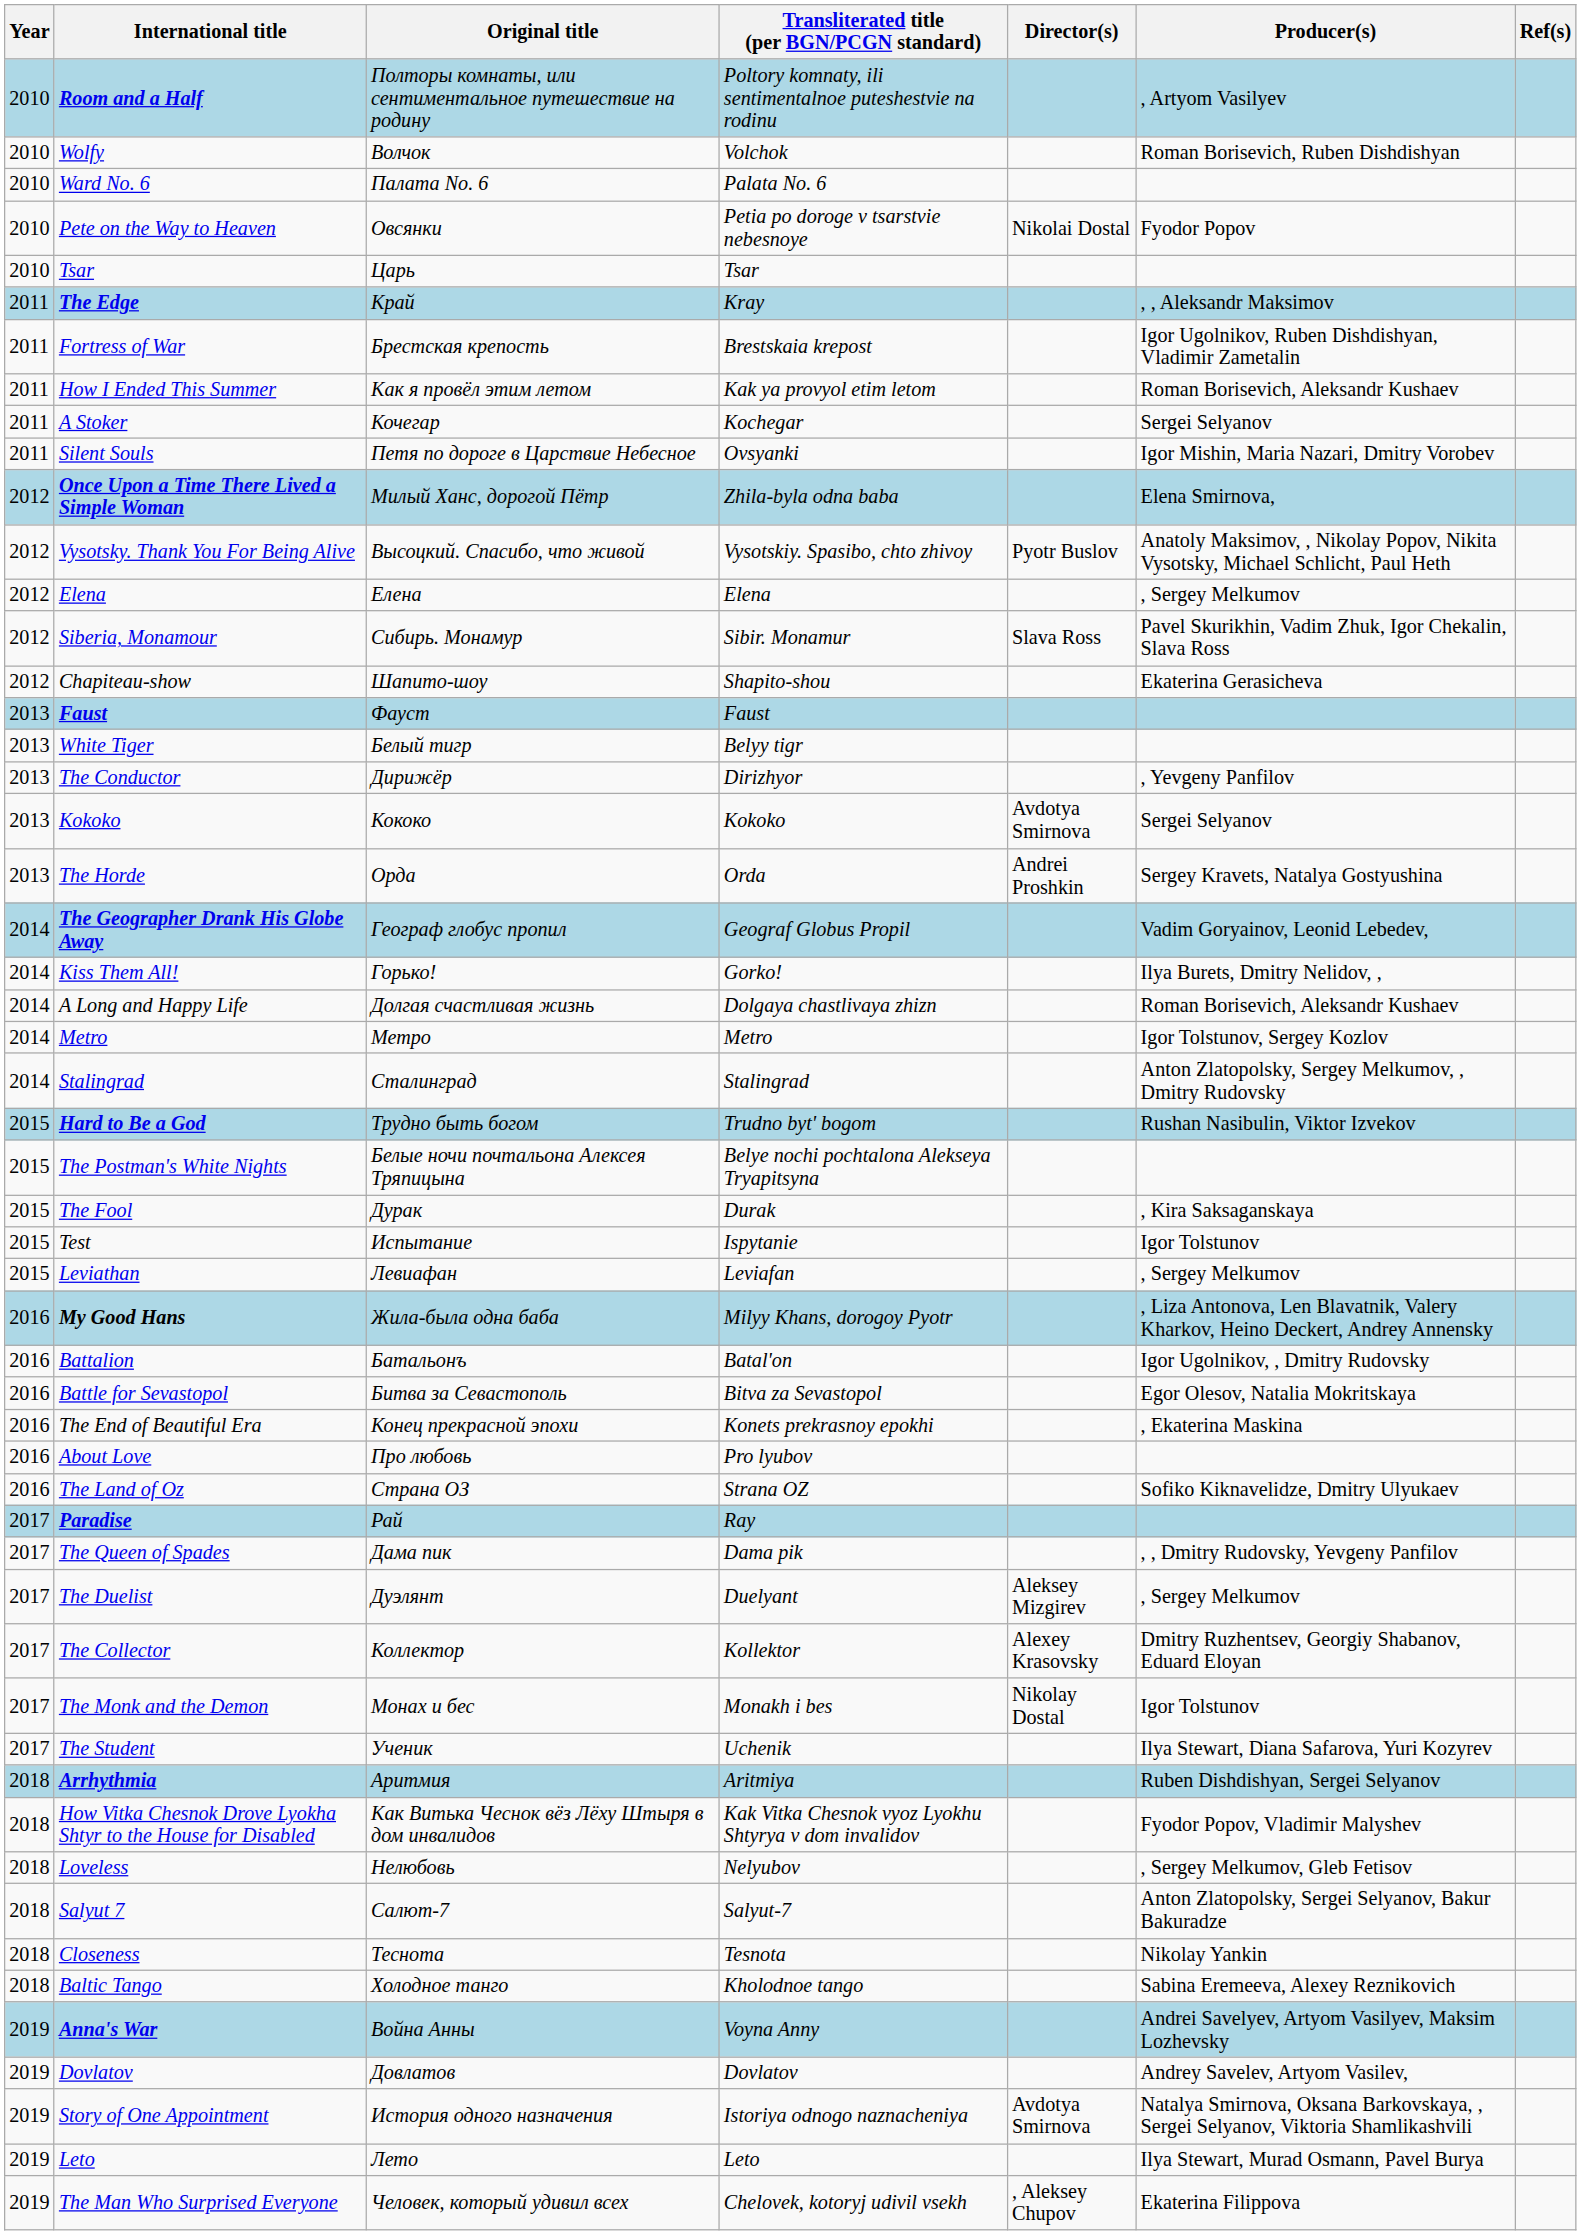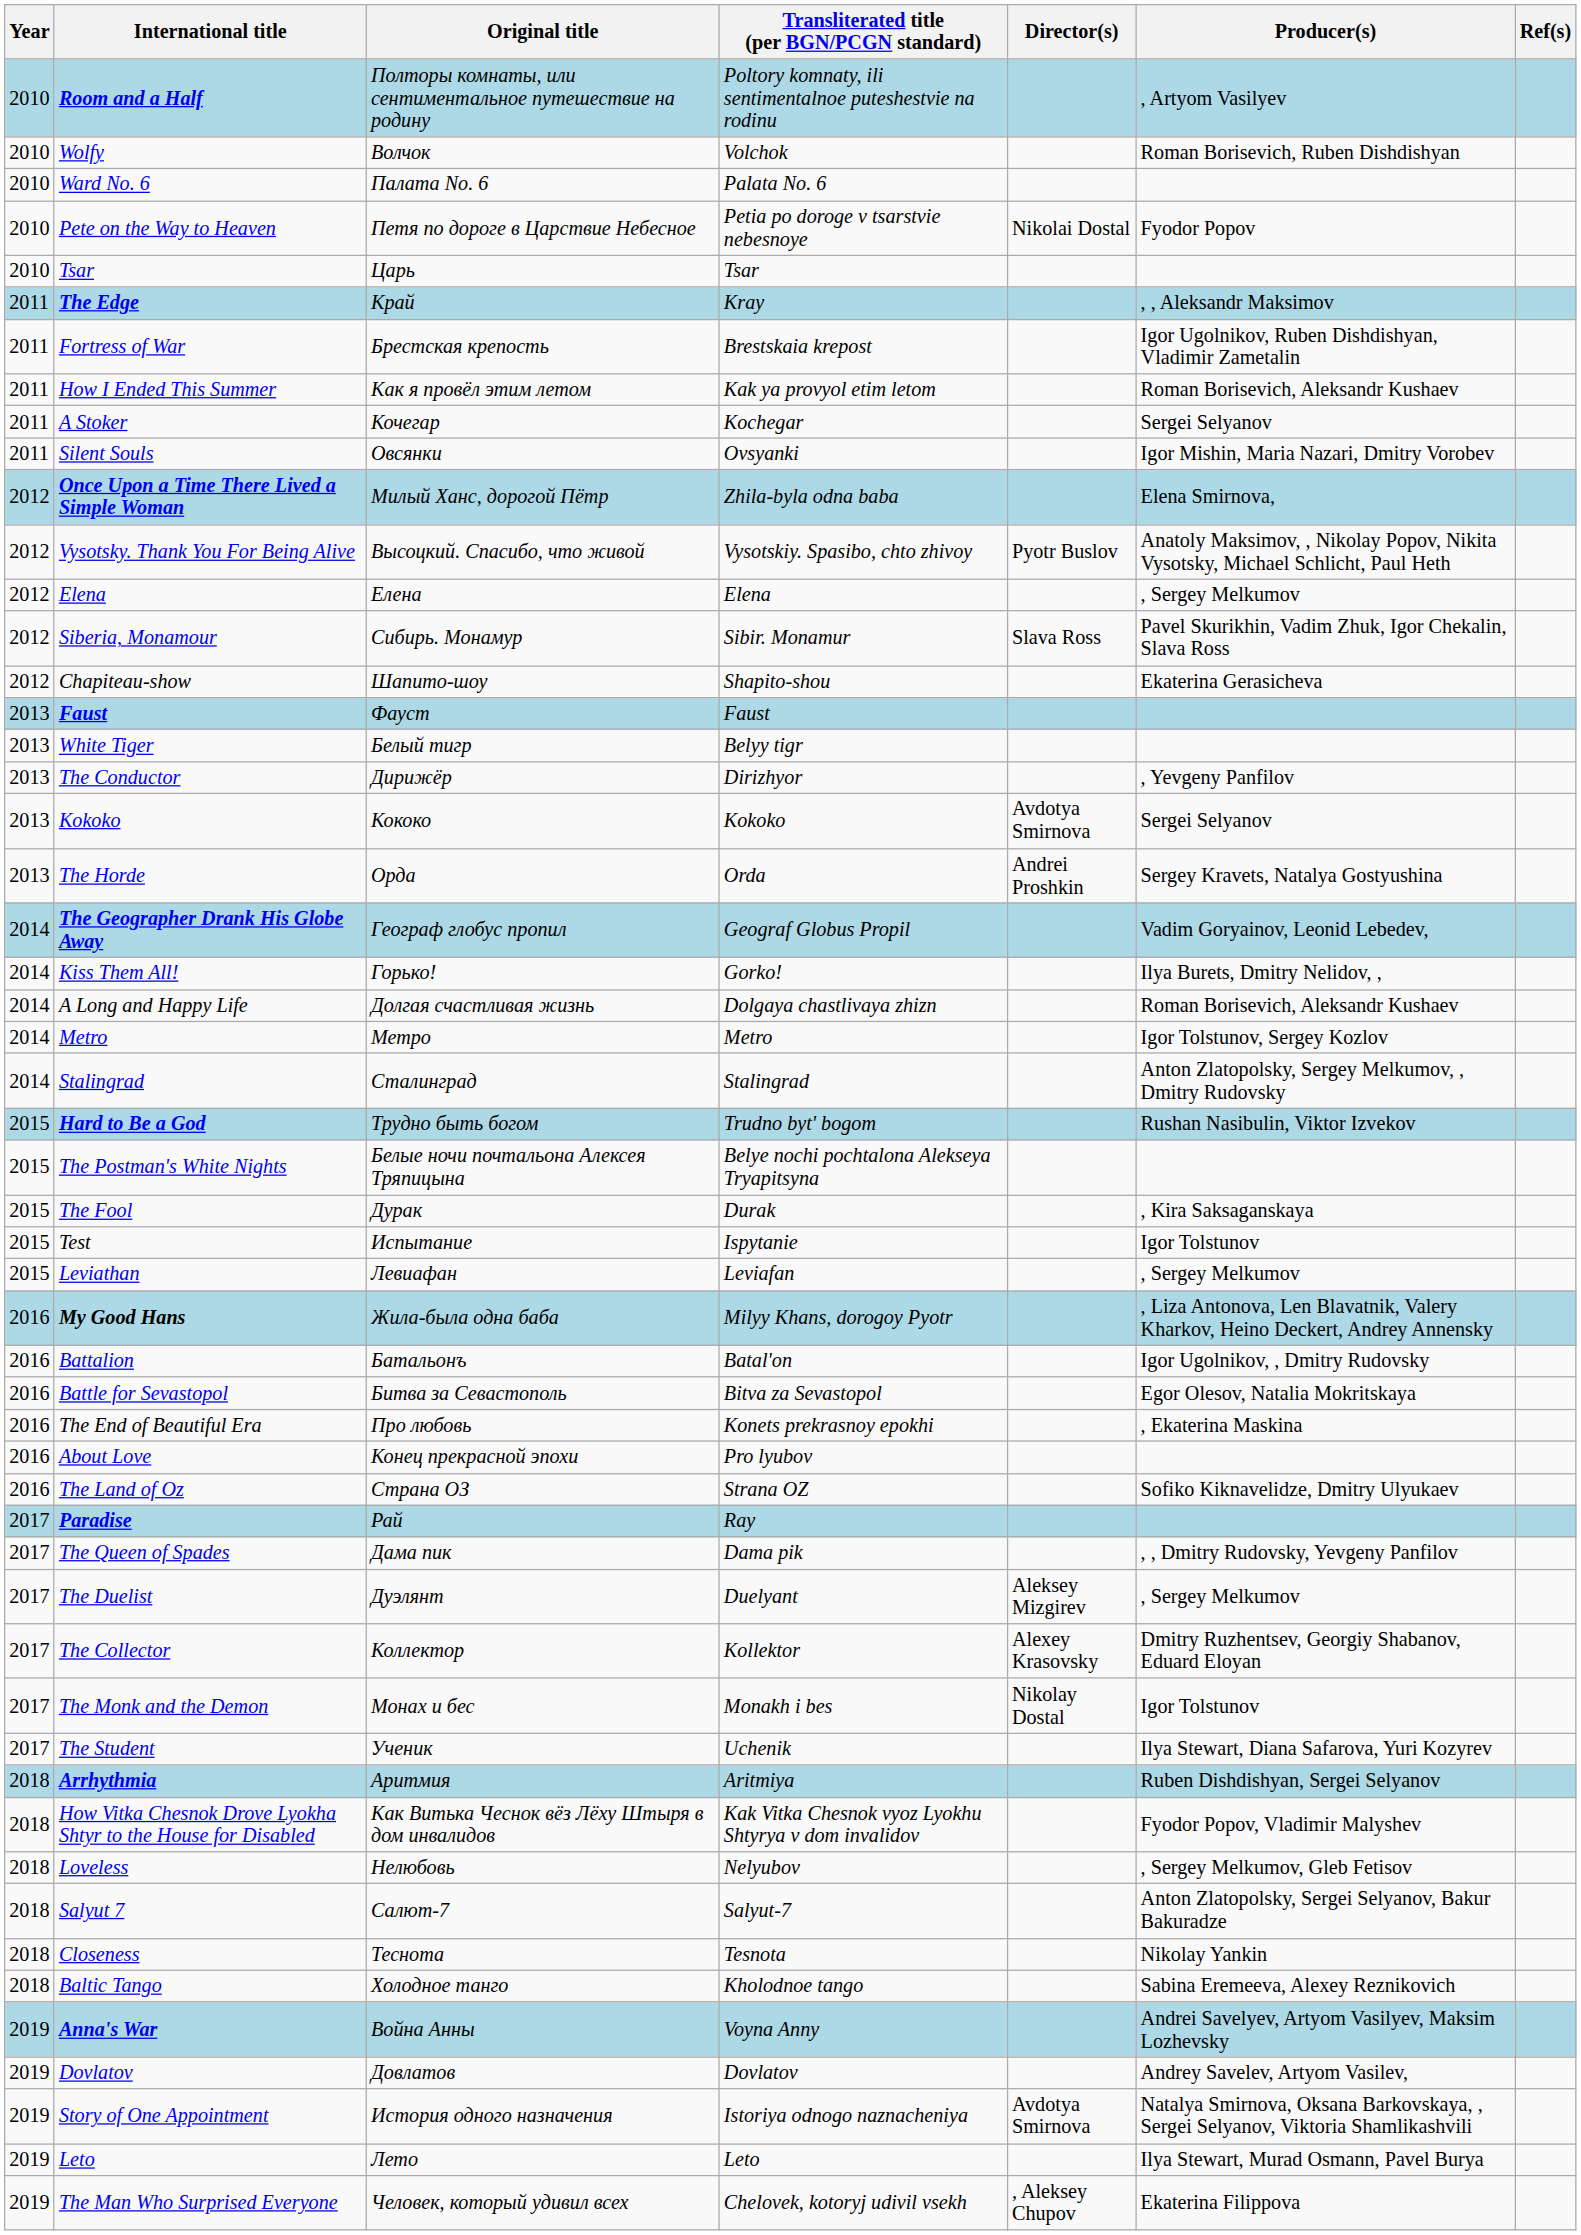(406, 227) Овсянки -> (533, 227) Петя по дороге в Царствие Небесное
(533, 453) Петя по дороге в Царствие Небесное -> (406, 453) Овсянки
(475, 1425) Конец прекрасной эпохи -> (421, 1425) Про любовь
(421, 1457) Про любовь -> (475, 1457) Конец прекрасной эпохи
